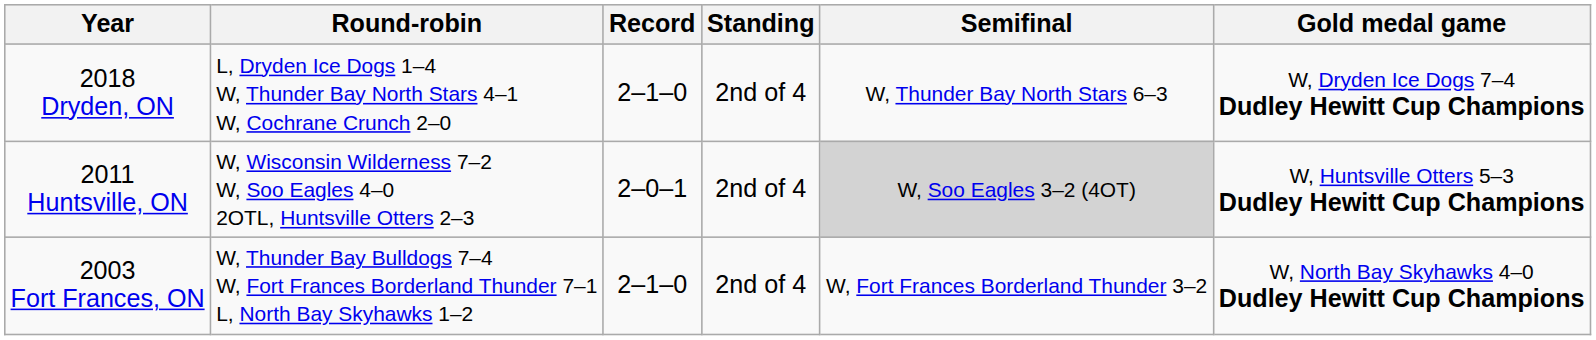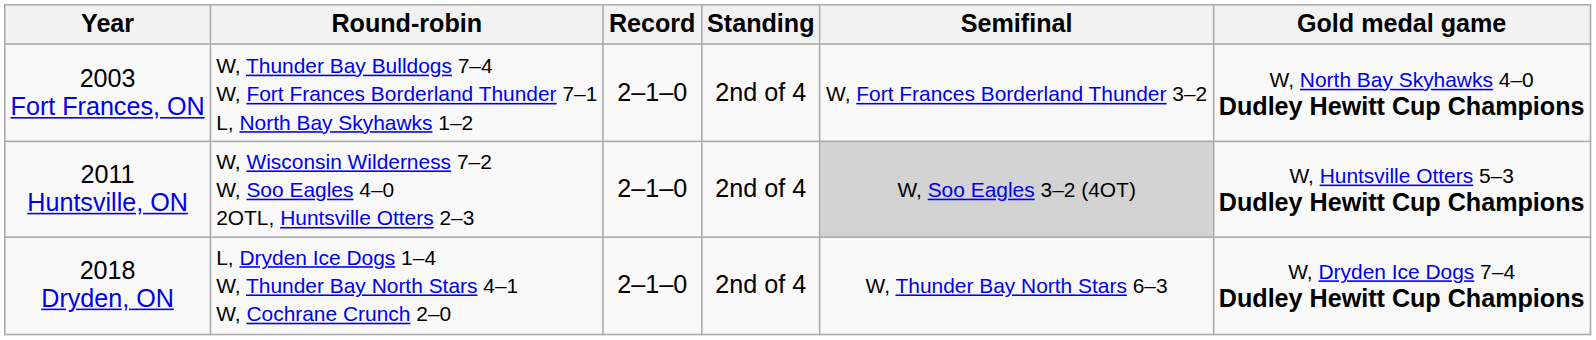rows swapped: (108, 285) <-> (108, 92)
(652, 188) 2–0–1 -> (652, 188) 2–1–0
